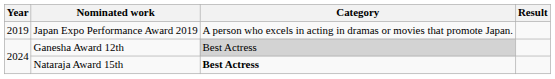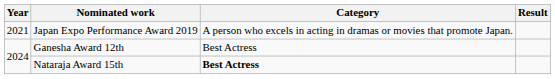(18, 30) 2019 -> (18, 30) 2021
(230, 47) lightgrey background -> (230, 47) no background
